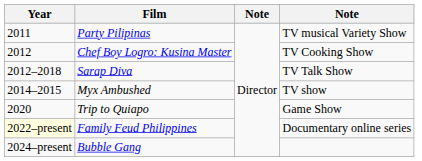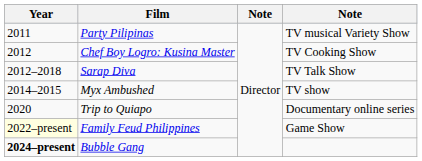(312, 109) Game Show -> (350, 109) Documentary online series
(347, 128) Documentary online series -> (315, 128) Game Show
(39, 147) normal -> (41, 147) bold
